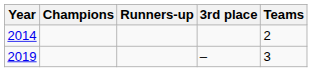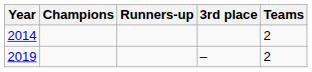(267, 56) 3 -> (267, 56) 2
